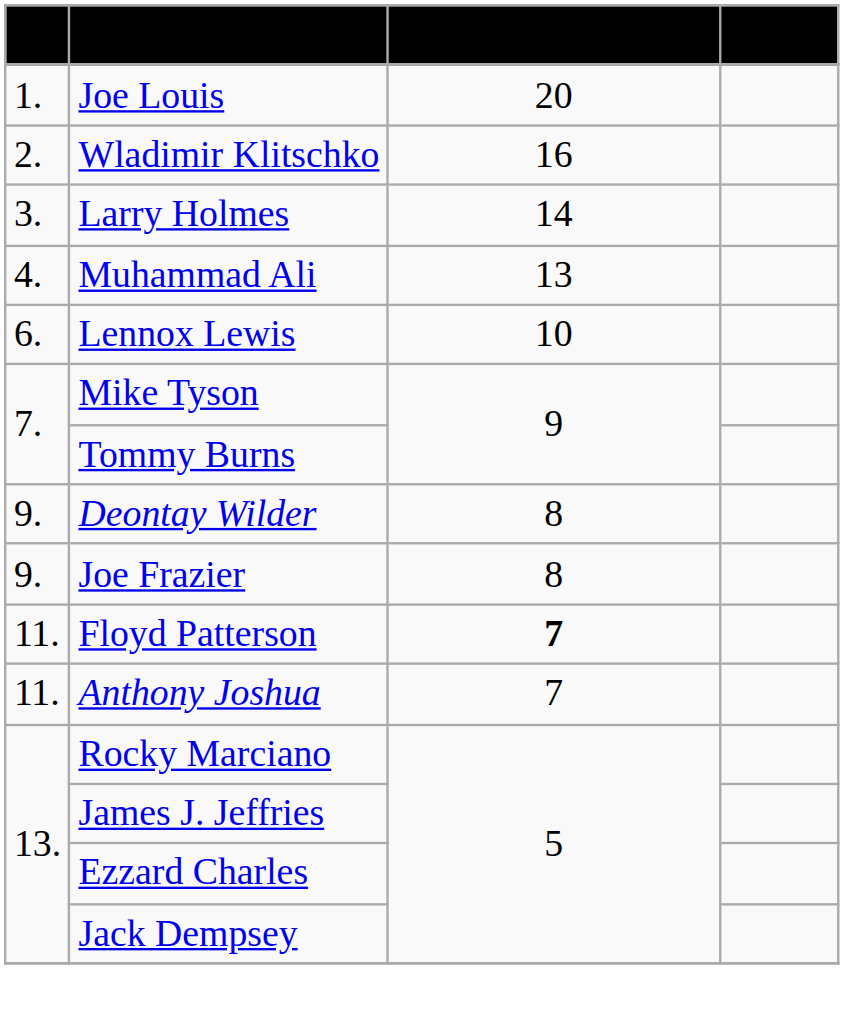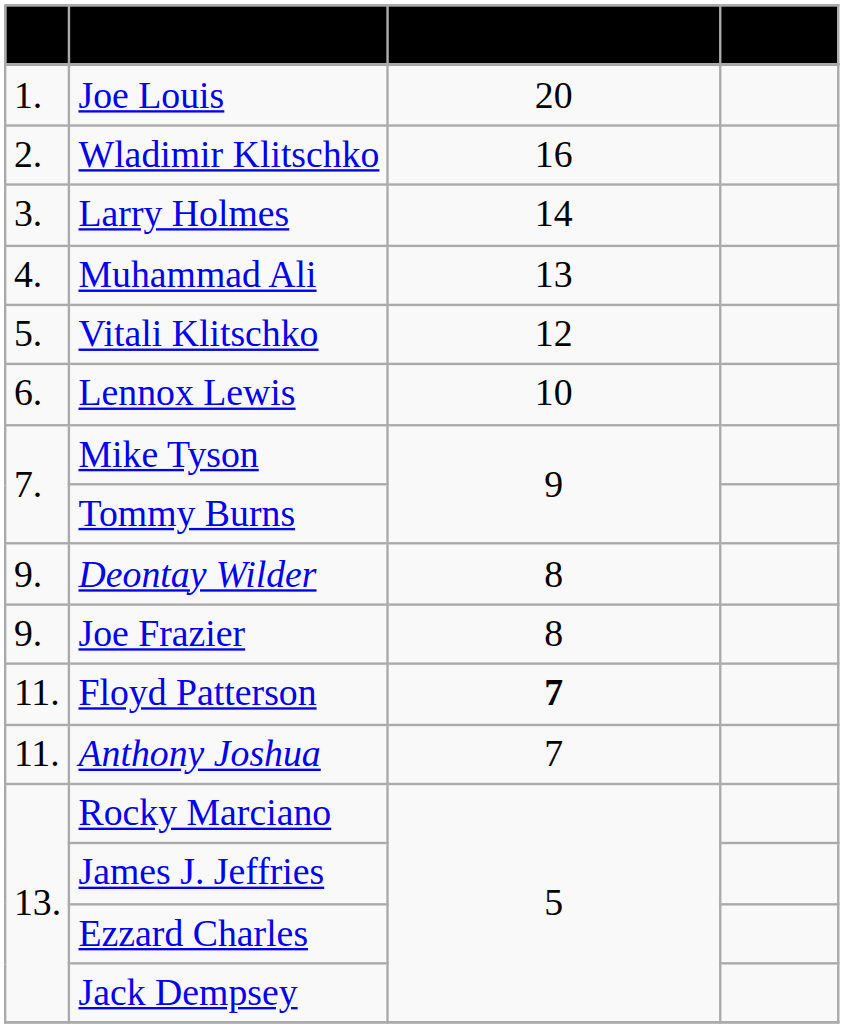+ row: (198, 333)
